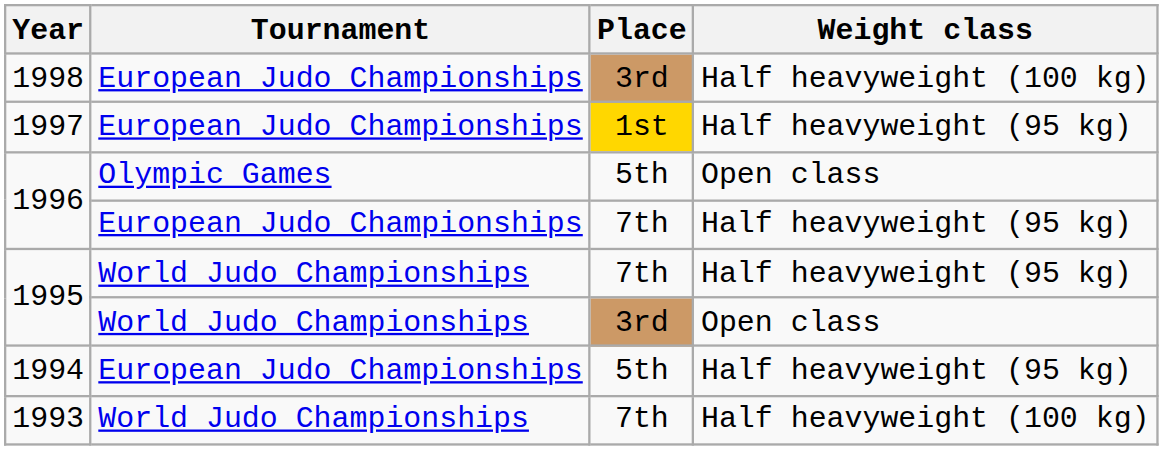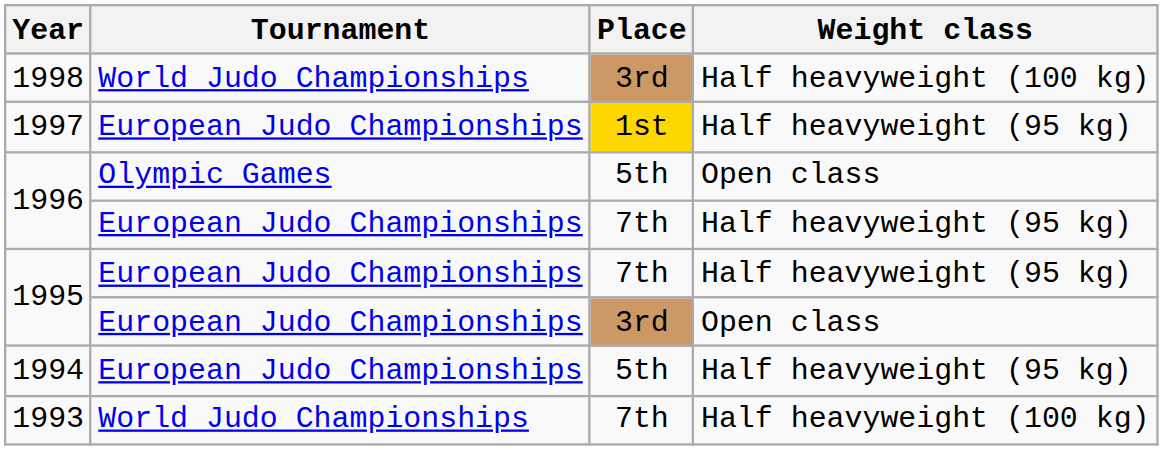(341, 78) European Judo Championships -> (314, 78) World Judo Championships
(314, 273) World Judo Championships -> (341, 273) European Judo Championships
(314, 322) World Judo Championships -> (341, 322) European Judo Championships
